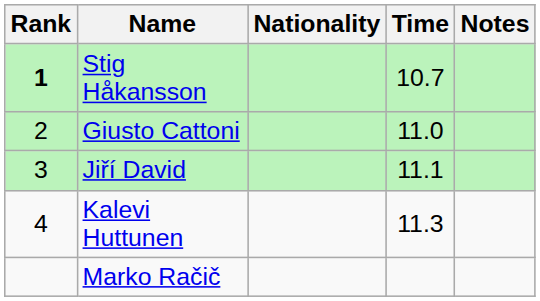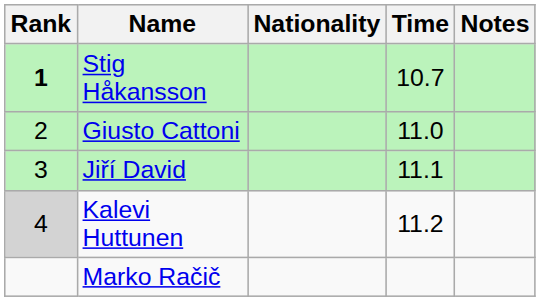(41, 223) no background -> (41, 223) lightgrey background
(420, 223) 11.3 -> (420, 223) 11.2
